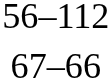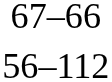rows swapped: (56, 66) <-> (56, 16)
